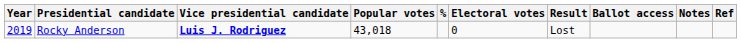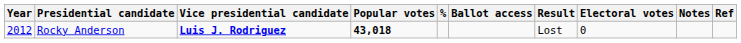columns swapped: (498, 13) <-> (633, 13)
(19, 30) 2019 -> (19, 30) 2012
(372, 30) normal -> (372, 30) bold
